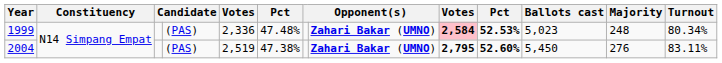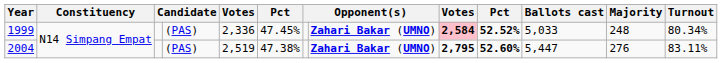(280, 31) 47.48% -> (280, 31) 47.45%
(500, 31) 52.53% -> (500, 31) 52.52%
(541, 31) 5,023 -> (541, 31) 5,033
(541, 49) 5,450 -> (541, 49) 5,447
